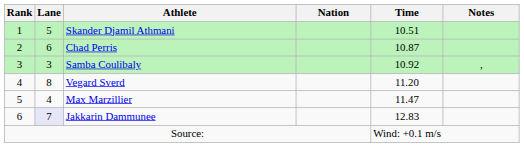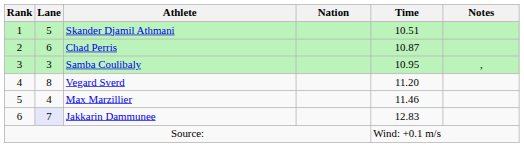(407, 64) 10.92 -> (407, 64) 10.95
(407, 99) 11.47 -> (407, 99) 11.46
